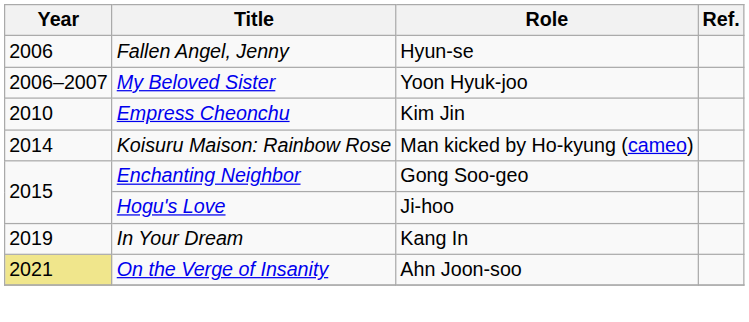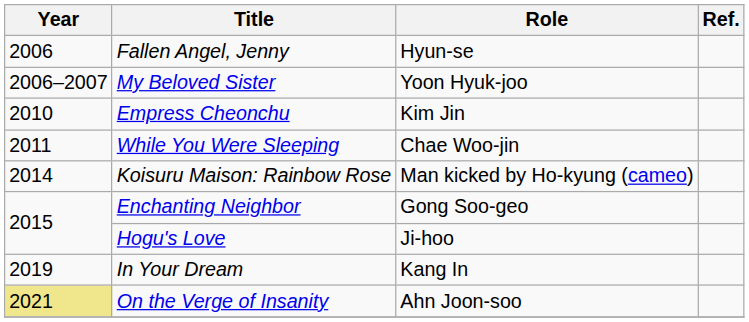+ row: (228, 144)
